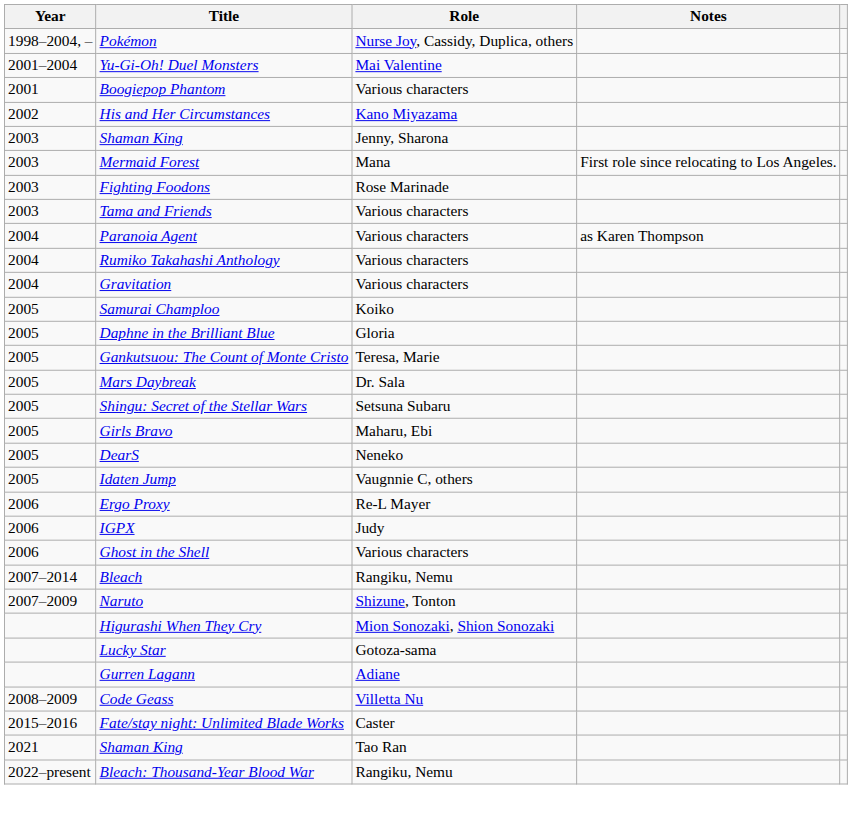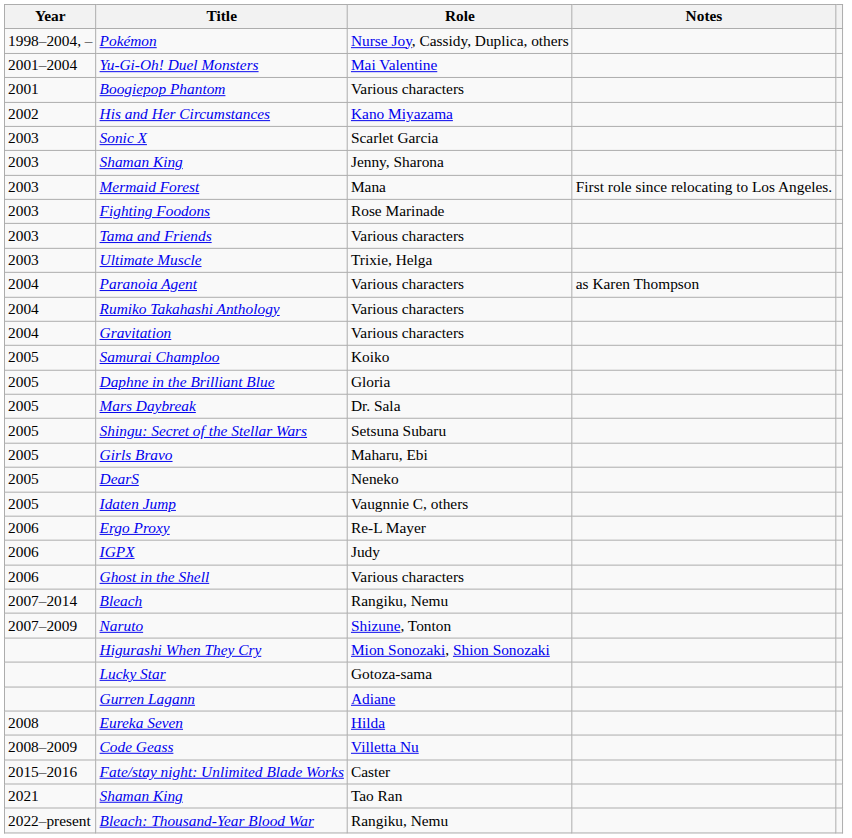+ row: (123, 138)
+ row: (151, 260)
- row: (224, 357)
+ row: (141, 723)
